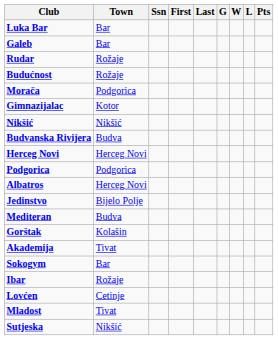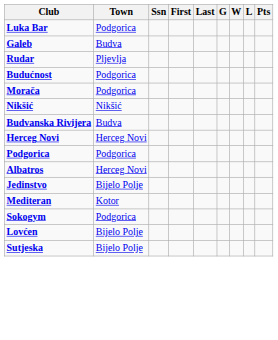(103, 28) Bar -> (116, 28) Podgorica
(103, 43) Bar -> (109, 43) Budva
(110, 59) Rožaje -> (111, 59) Pljevlja
(110, 75) Rožaje -> (116, 75) Podgorica
- row: (35, 106)
(109, 216) Budva -> (107, 201) Kotor
- row: (24, 232)
- row: (30, 248)
(103, 264) Bar -> (116, 216) Podgorica
- row: (16, 279)
(110, 295) Cetinje -> (119, 232) Bijelo Polje
- row: (24, 311)
(109, 327) Nikšić -> (119, 248) Bijelo Polje
